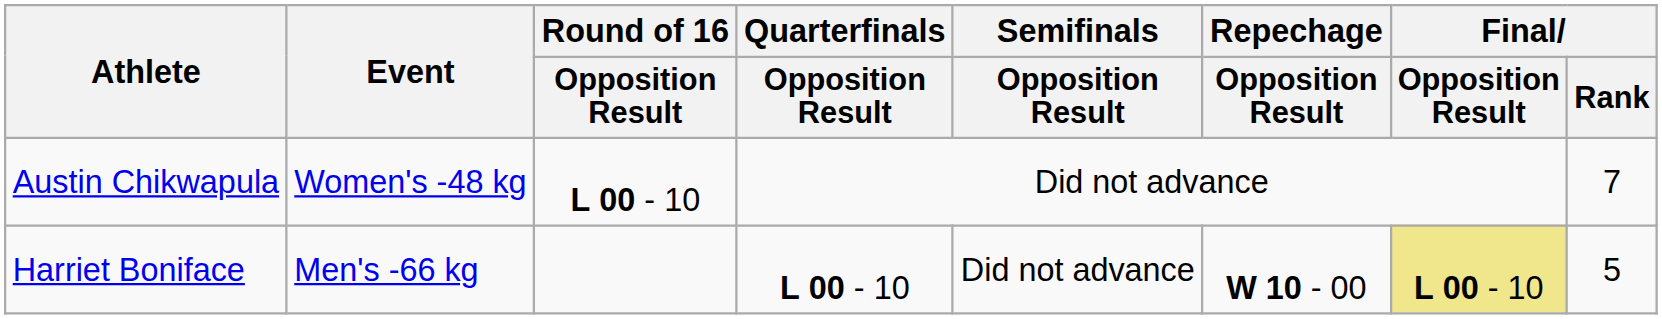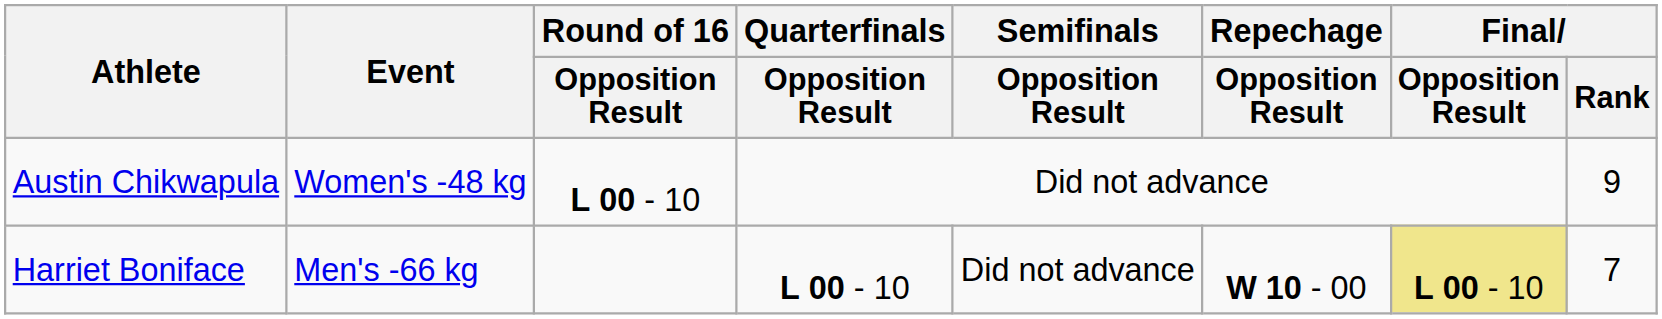(1612, 182) 7 -> (1612, 182) 9
(1612, 270) 5 -> (1612, 270) 7
